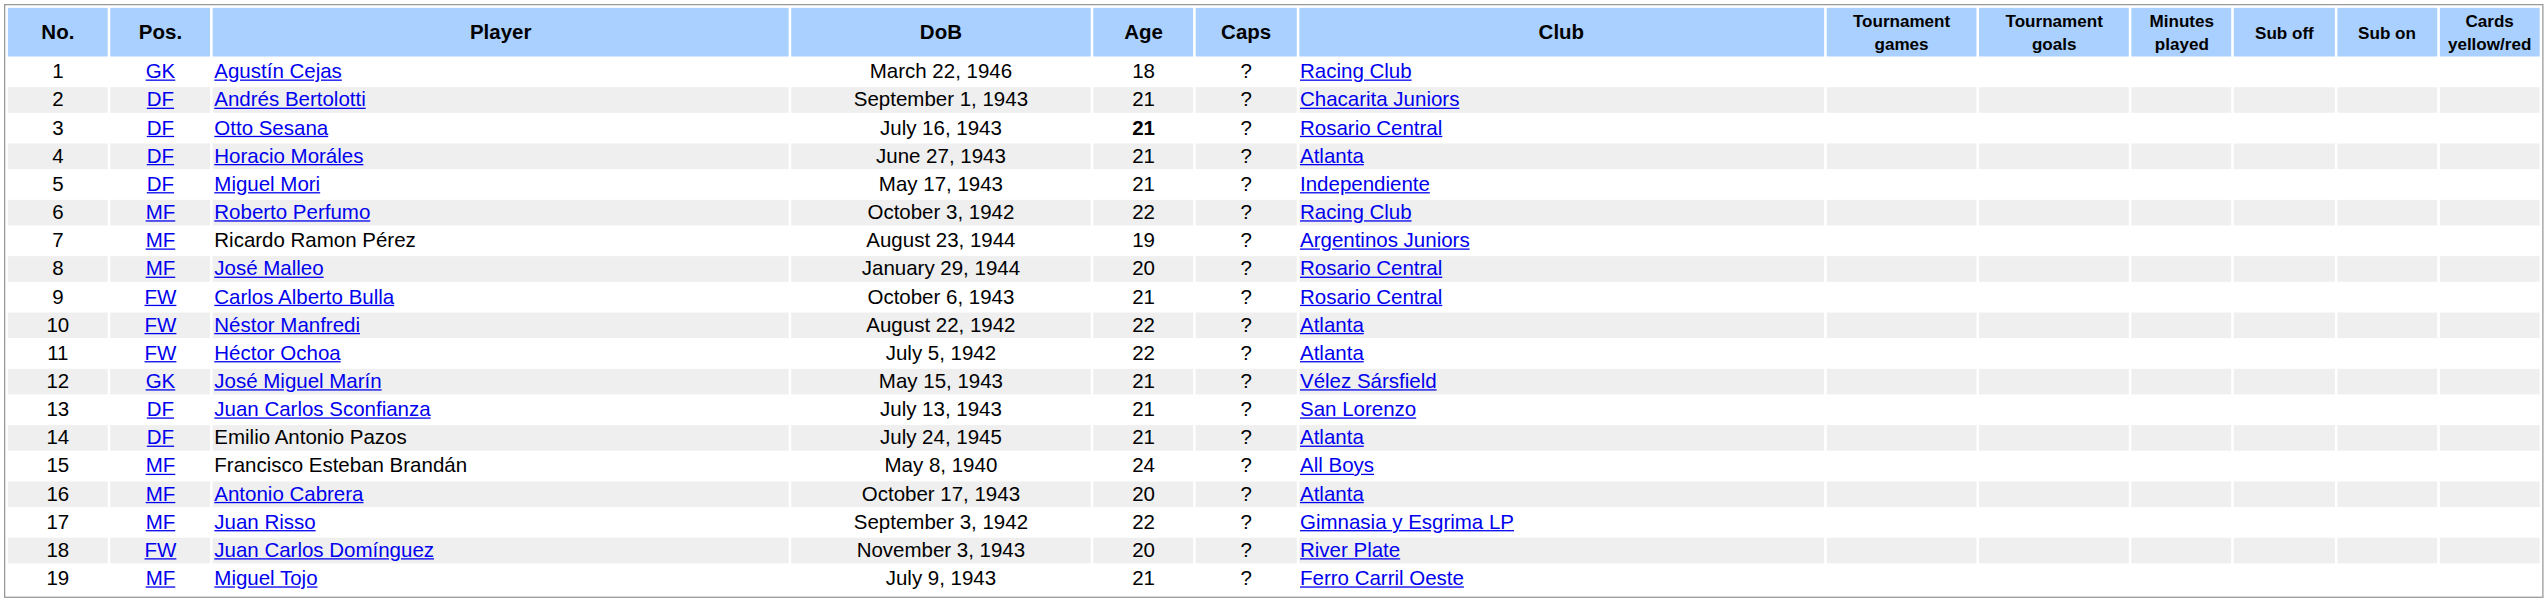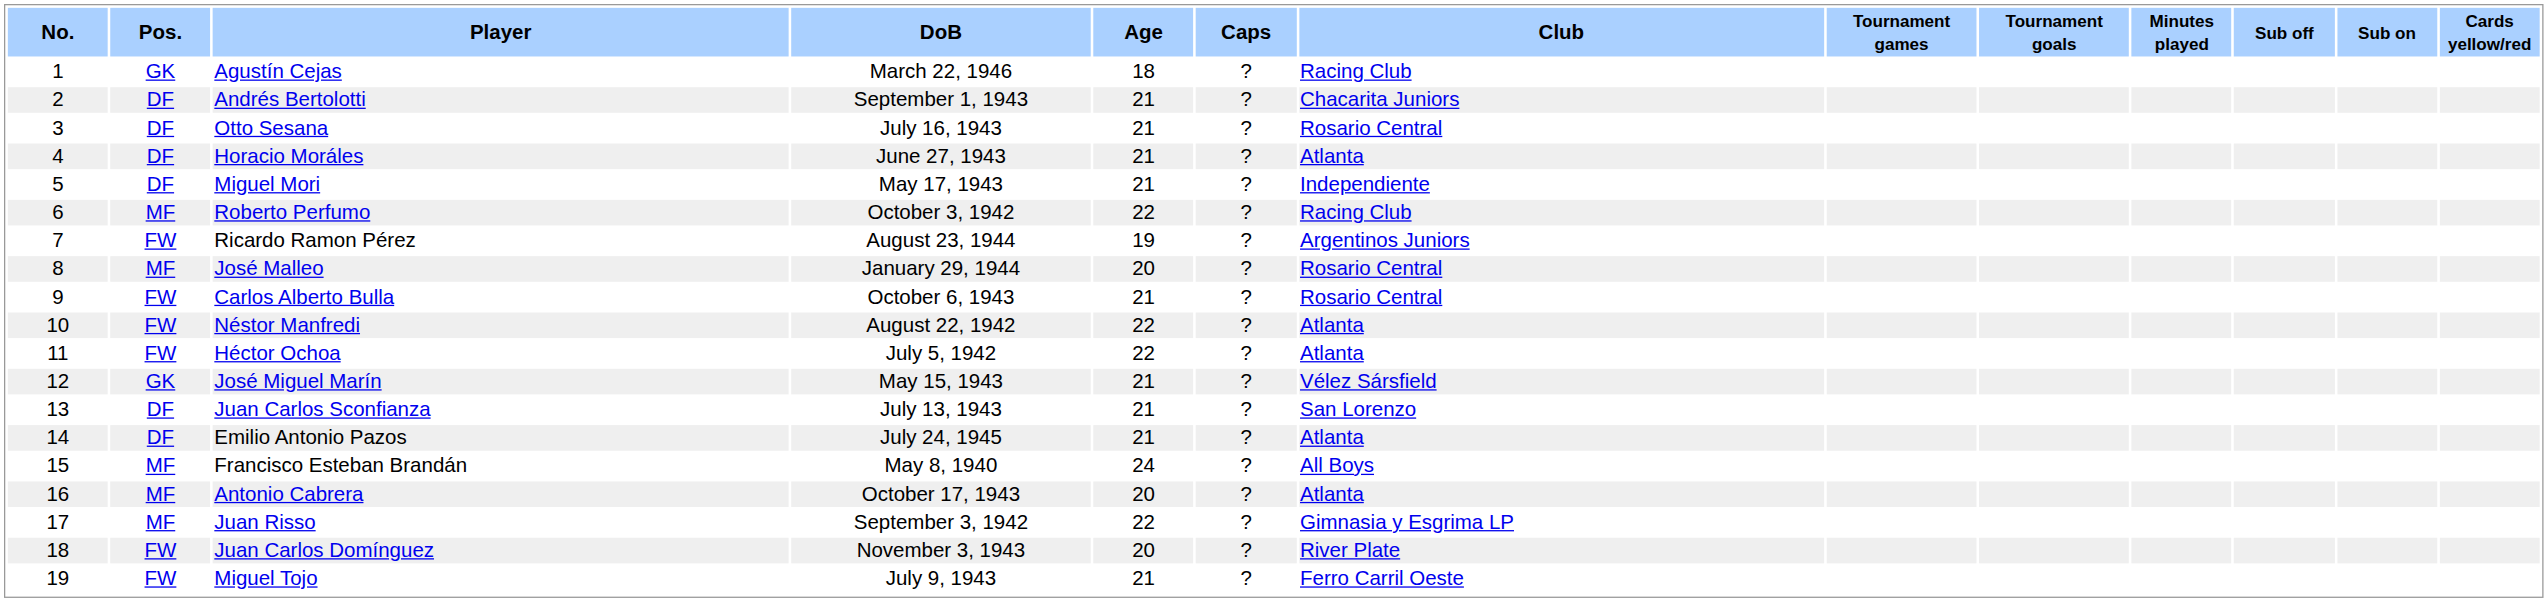(1144, 128) bold -> (1144, 128) normal
(160, 240) MF -> (160, 240) FW
(160, 578) MF -> (160, 578) FW
